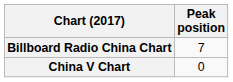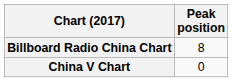(201, 47) 7 -> (201, 47) 8
